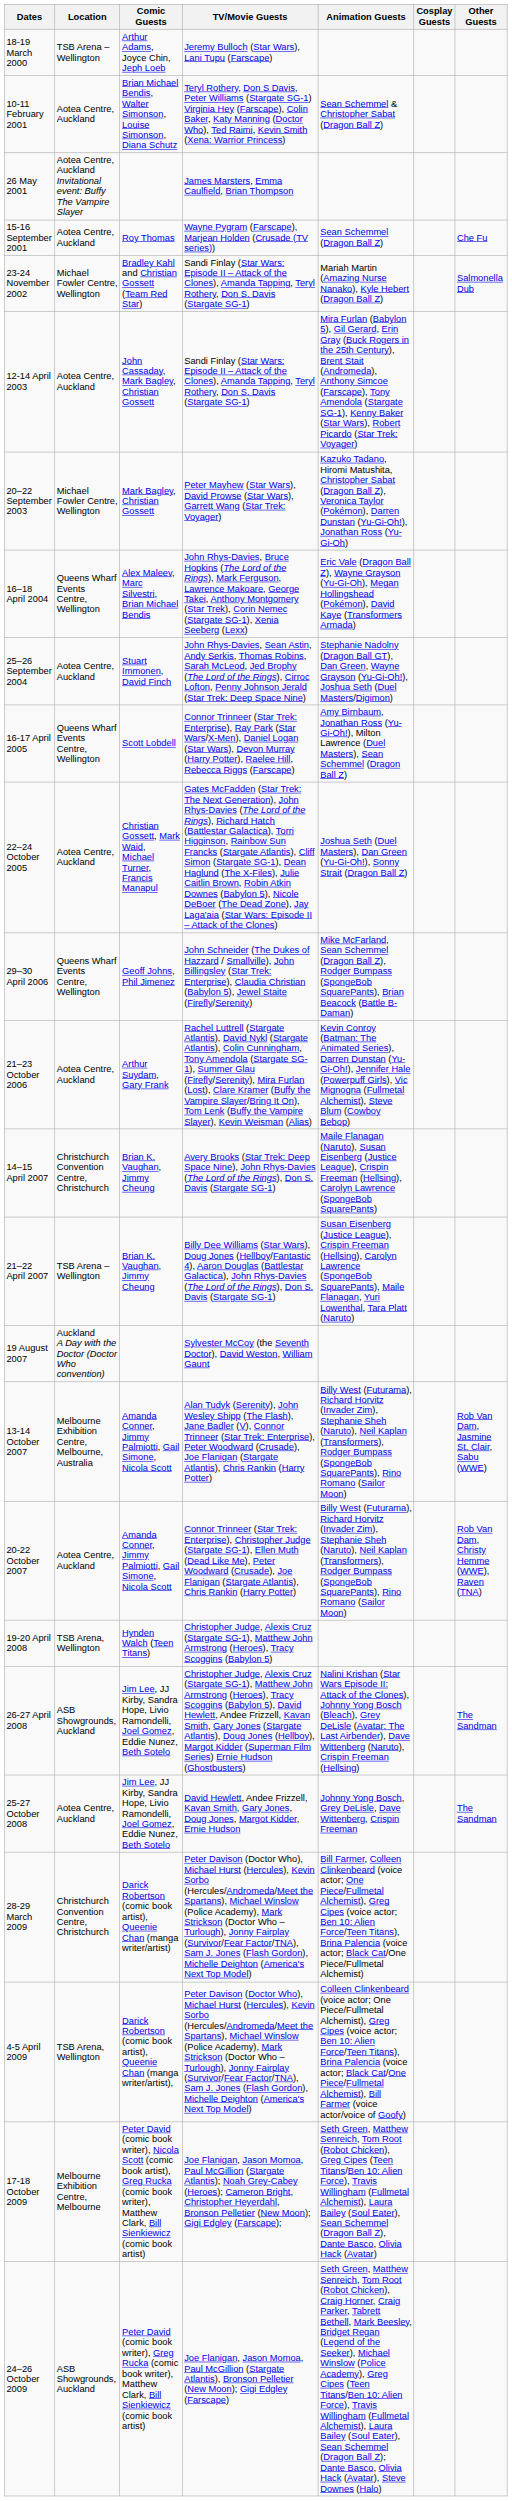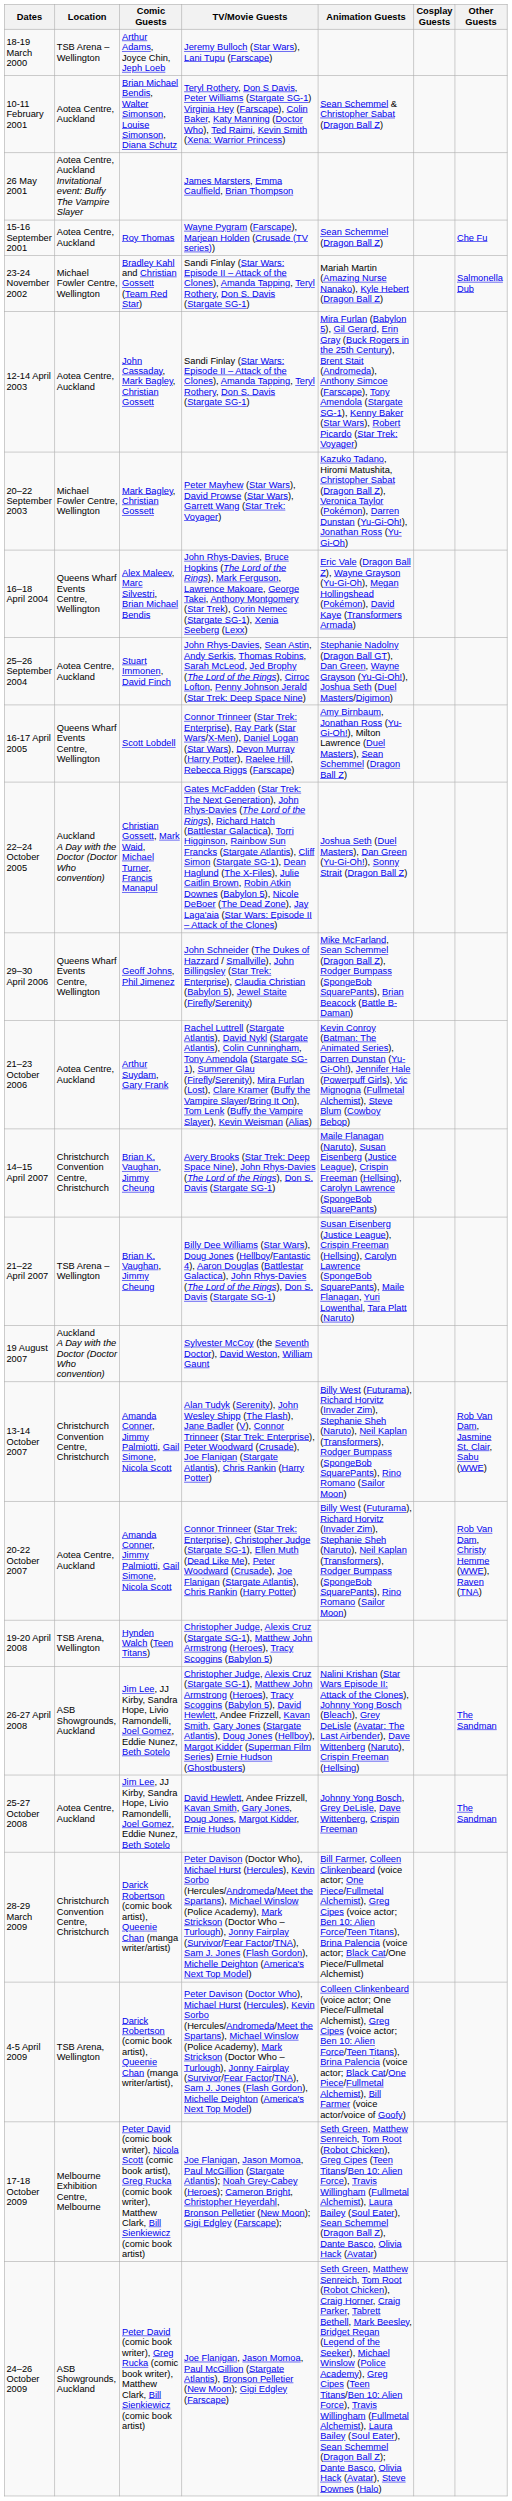(85, 857) Aotea Centre, Auckland -> (87, 857) Auckland A Day with the Doctor (Doctor Who convention)
(80, 1441) Melbourne Exhibition Centre, Melbourne, Australia -> (83, 1441) Christchurch Convention Centre, Christchurch
